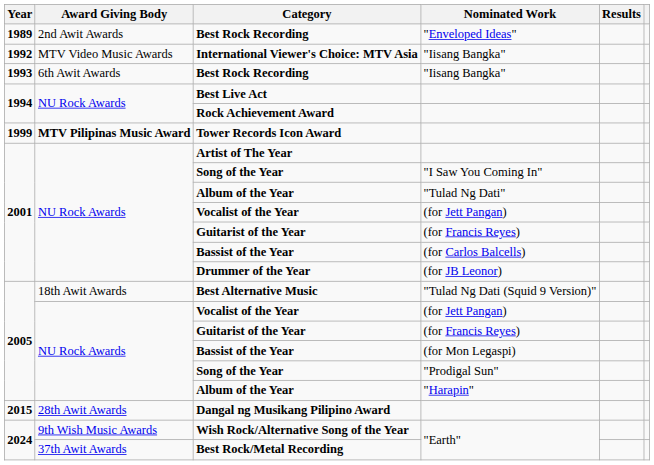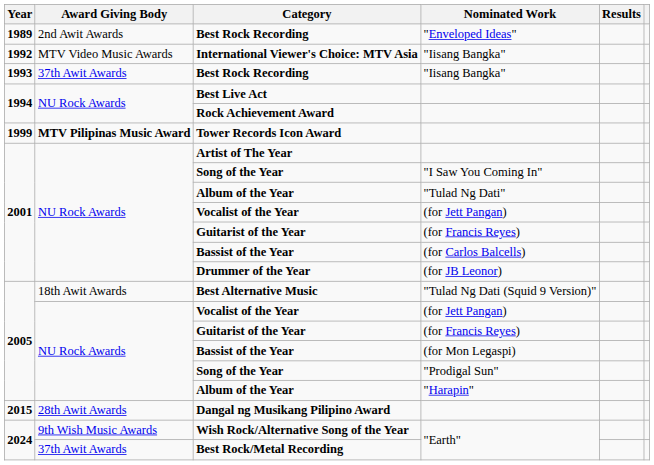(79, 73) 6th Awit Awards -> (82, 73) 37th Awit Awards
